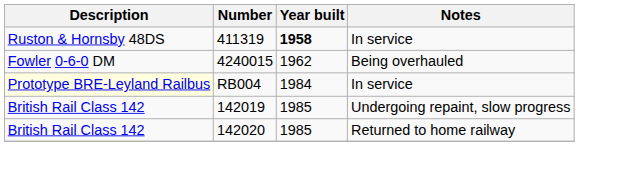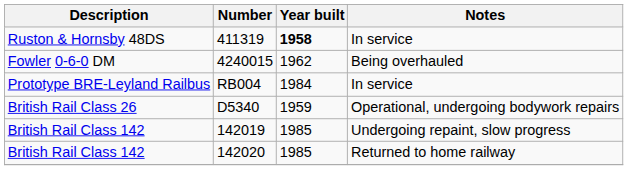(109, 84) lightyellow background -> (109, 84) no background
+ row: (238, 107)
